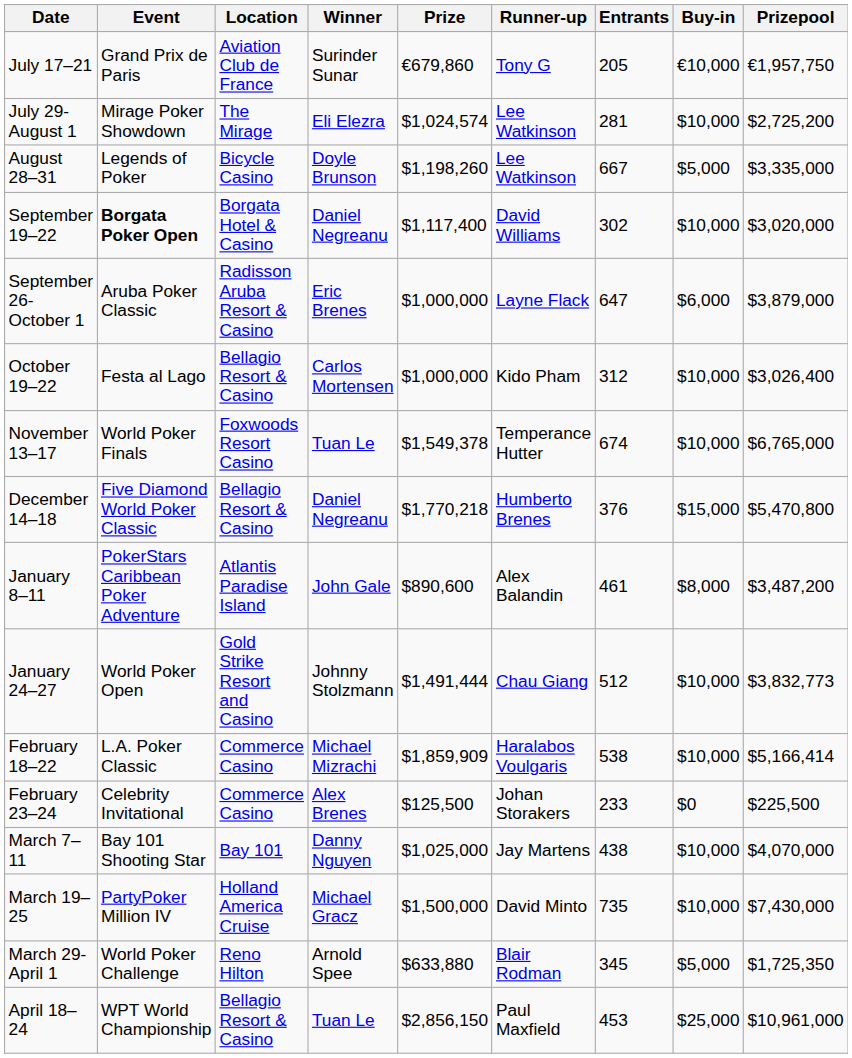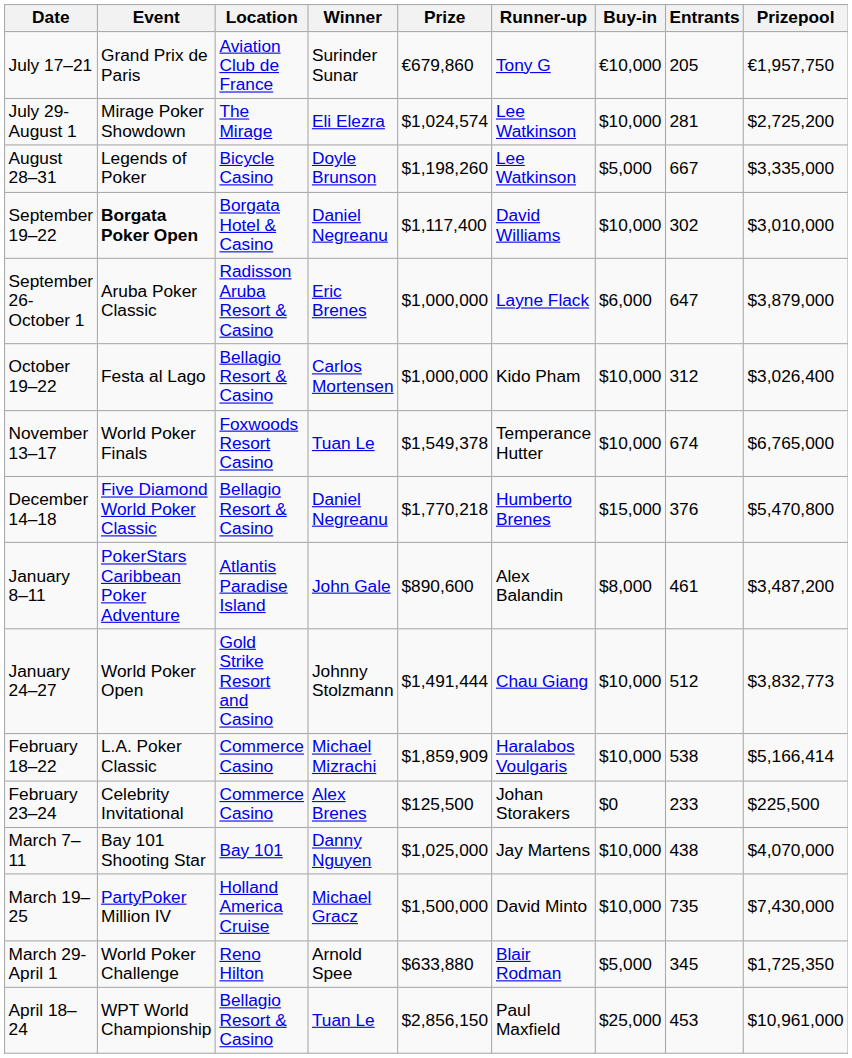columns swapped: (634, 18) <-> (708, 18)
(791, 225) $3,020,000 -> (791, 225) $3,010,000
